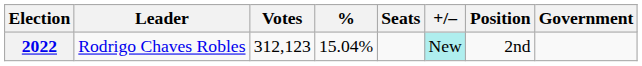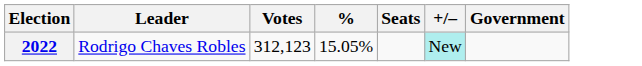- column: (500, 18)
(346, 46) 15.04% -> (346, 46) 15.05%
